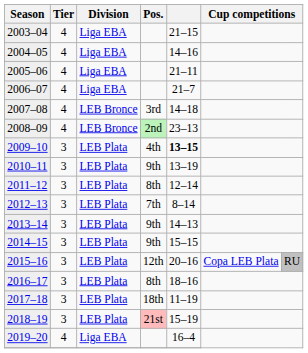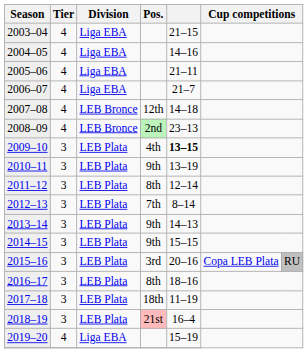(153, 108) 3rd -> (153, 108) 12th
(153, 261) 12th -> (153, 261) 3rd
(184, 318) 15–19 -> (184, 318) 16–4
(184, 337) 16–4 -> (184, 337) 15–19
